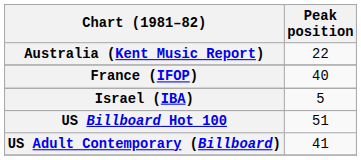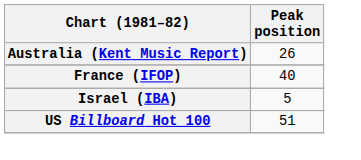(320, 54) 22 -> (287, 54) 26
- row: (144, 144)
